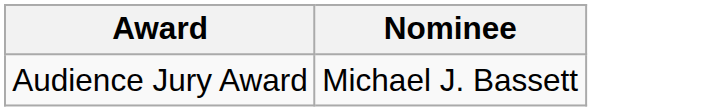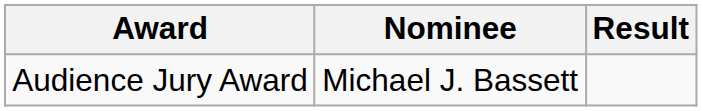+ column: (641, 29)
